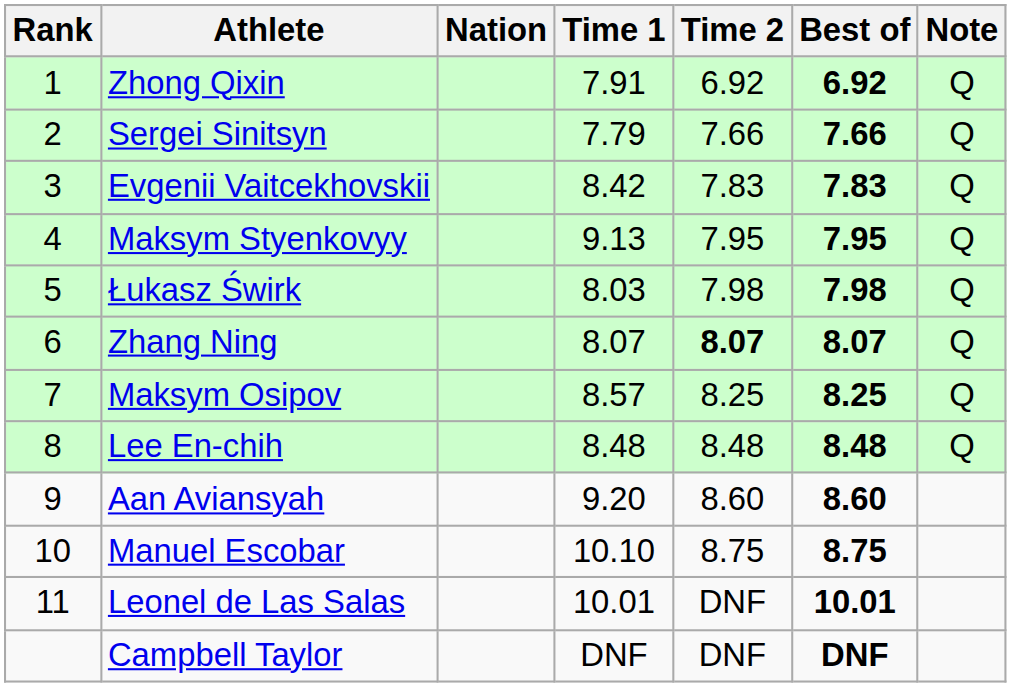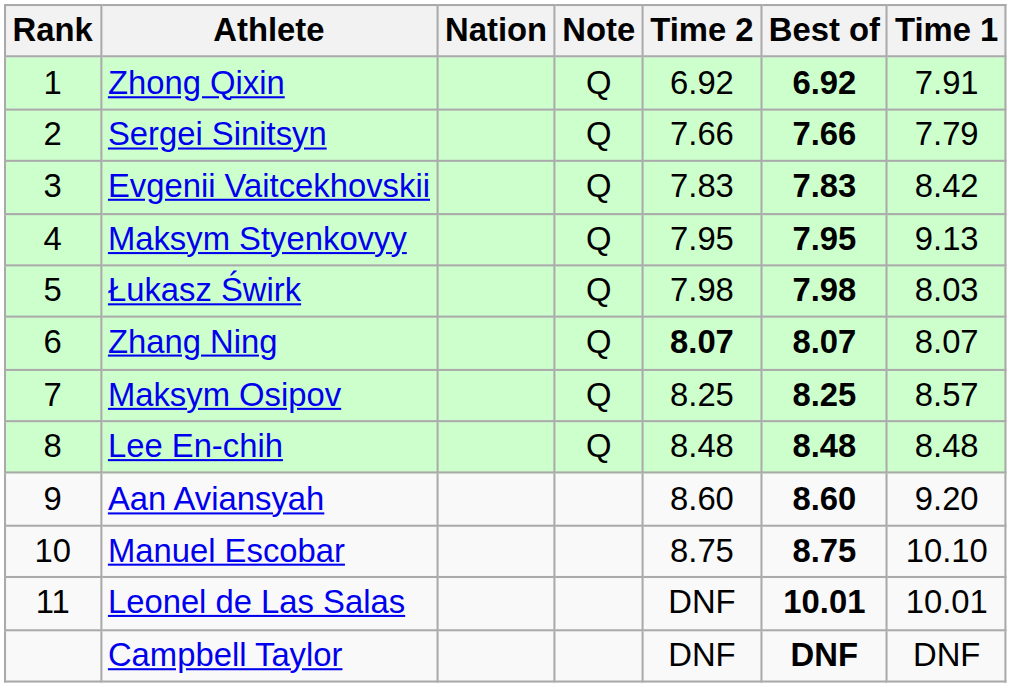columns swapped: (614, 30) <-> (962, 30)
